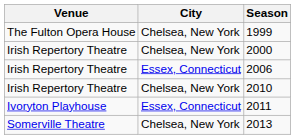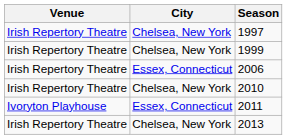+ row: (251, 32)
(71, 32) The Fulton Opera House -> (67, 50) Irish Repertory Theatre
- row: (259, 50)
(56, 124) Somerville Theatre -> (67, 124) Irish Repertory Theatre
